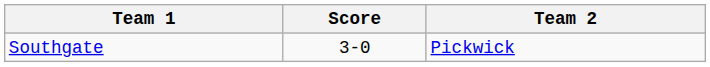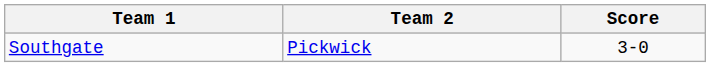columns swapped: (566, 19) <-> (355, 19)
